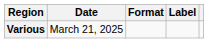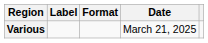columns swapped: (86, 12) <-> (182, 12)
